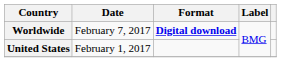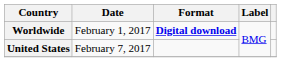(113, 30) February 7, 2017 -> (113, 30) February 1, 2017
(113, 48) February 1, 2017 -> (113, 48) February 7, 2017
